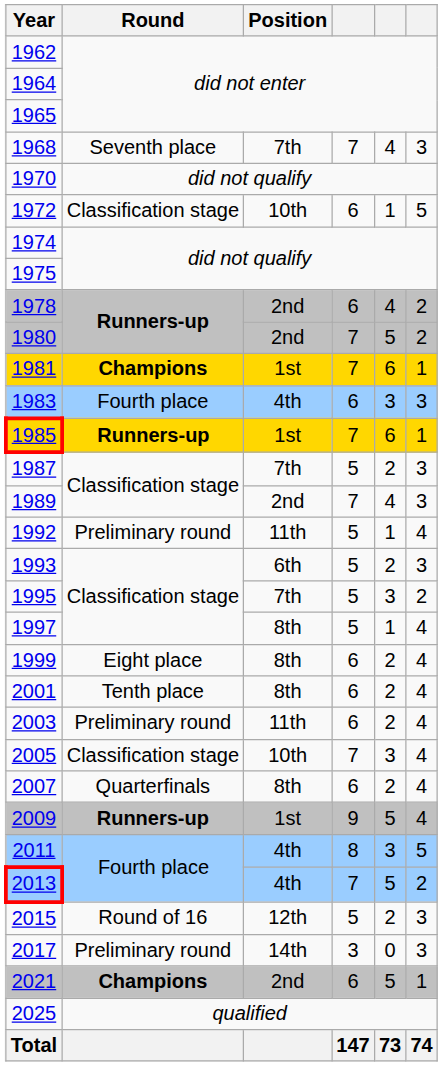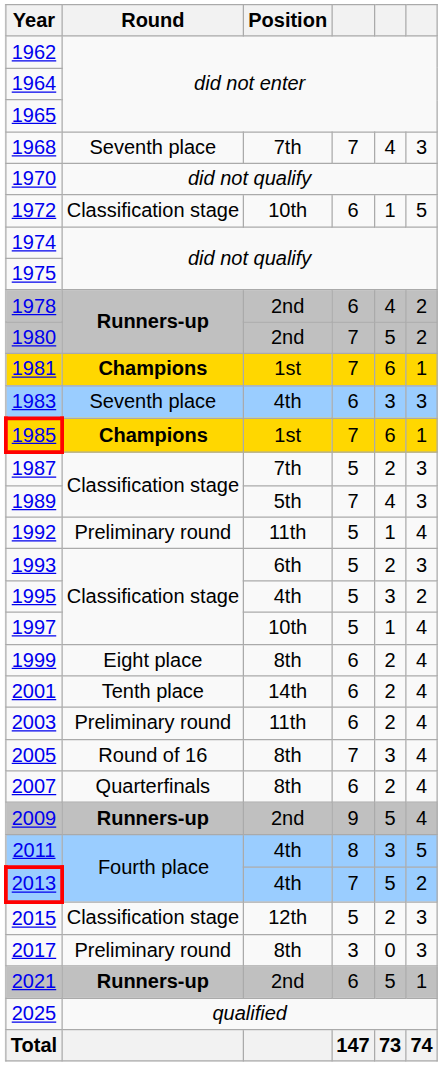(153, 401) Fourth place -> (153, 401) Seventh place
(153, 435) Runners-up -> (153, 435) Champions
(288, 501) 2nd -> (288, 501) 5th
(288, 596) 7th -> (288, 596) 4th
(288, 628) 8th -> (288, 628) 10th
(288, 691) 8th -> (288, 691) 14th
(153, 754) Classification stage -> (153, 754) Round of 16
(288, 754) 10th -> (288, 754) 8th
(288, 818) 1st -> (288, 818) 2nd
(153, 917) Round of 16 -> (153, 917) Classification stage
(288, 950) 14th -> (288, 950) 8th
(153, 981) Champions -> (153, 981) Runners-up
